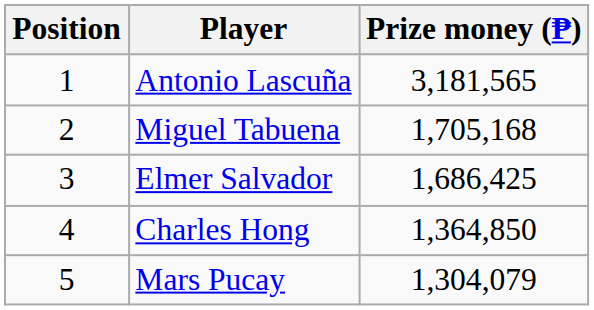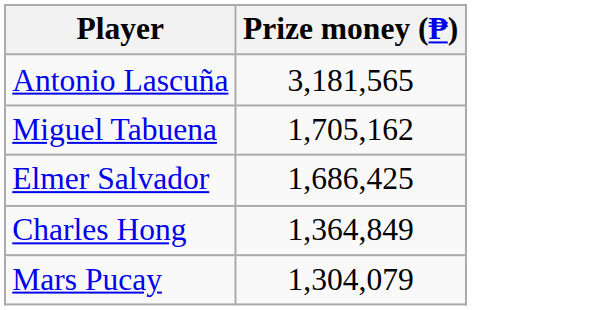- column: (67, 29)
(474, 129) 1,705,168 -> (351, 129) 1,705,162
(474, 229) 1,364,850 -> (351, 229) 1,364,849
